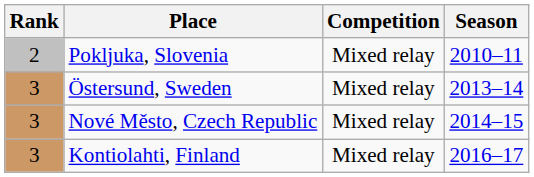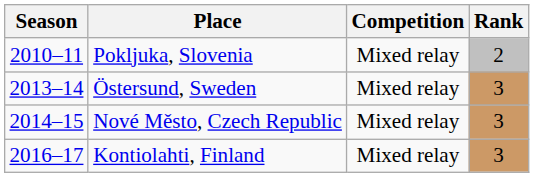columns swapped: (486, 21) <-> (34, 21)
